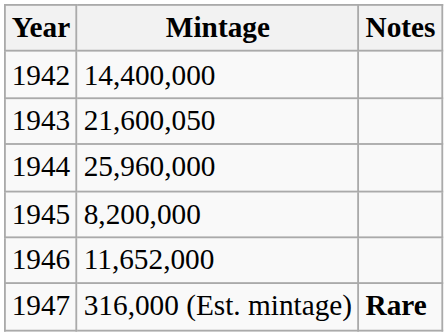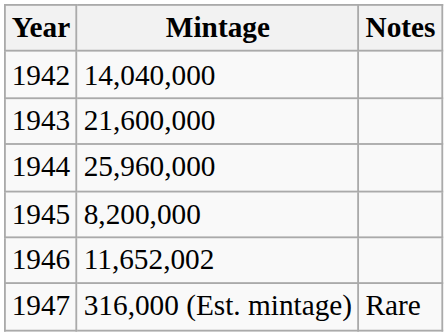(150, 74) 14,400,000 -> (150, 74) 14,040,000
(150, 120) 21,600,050 -> (150, 120) 21,600,000
(149, 259) 11,652,000 -> (149, 259) 11,652,002
(396, 306) bold -> (393, 306) normal
